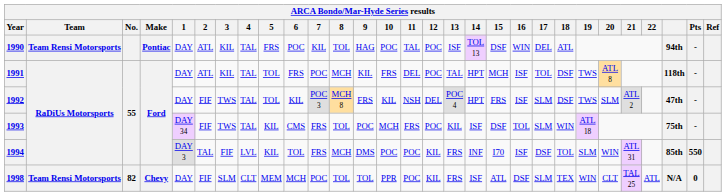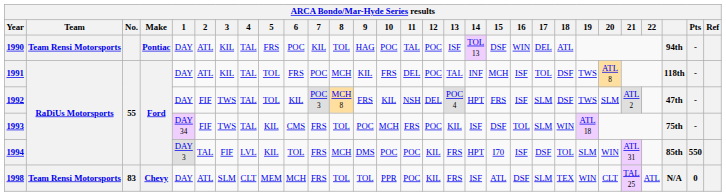(476, 74) HPT -> (476, 74) INF
(476, 152) INF -> (476, 152) HPT
(132, 178) 82 -> (132, 178) 83
(205, 178) FIF -> (205, 178) ATL
(319, 178) POC -> (319, 178) FRS
